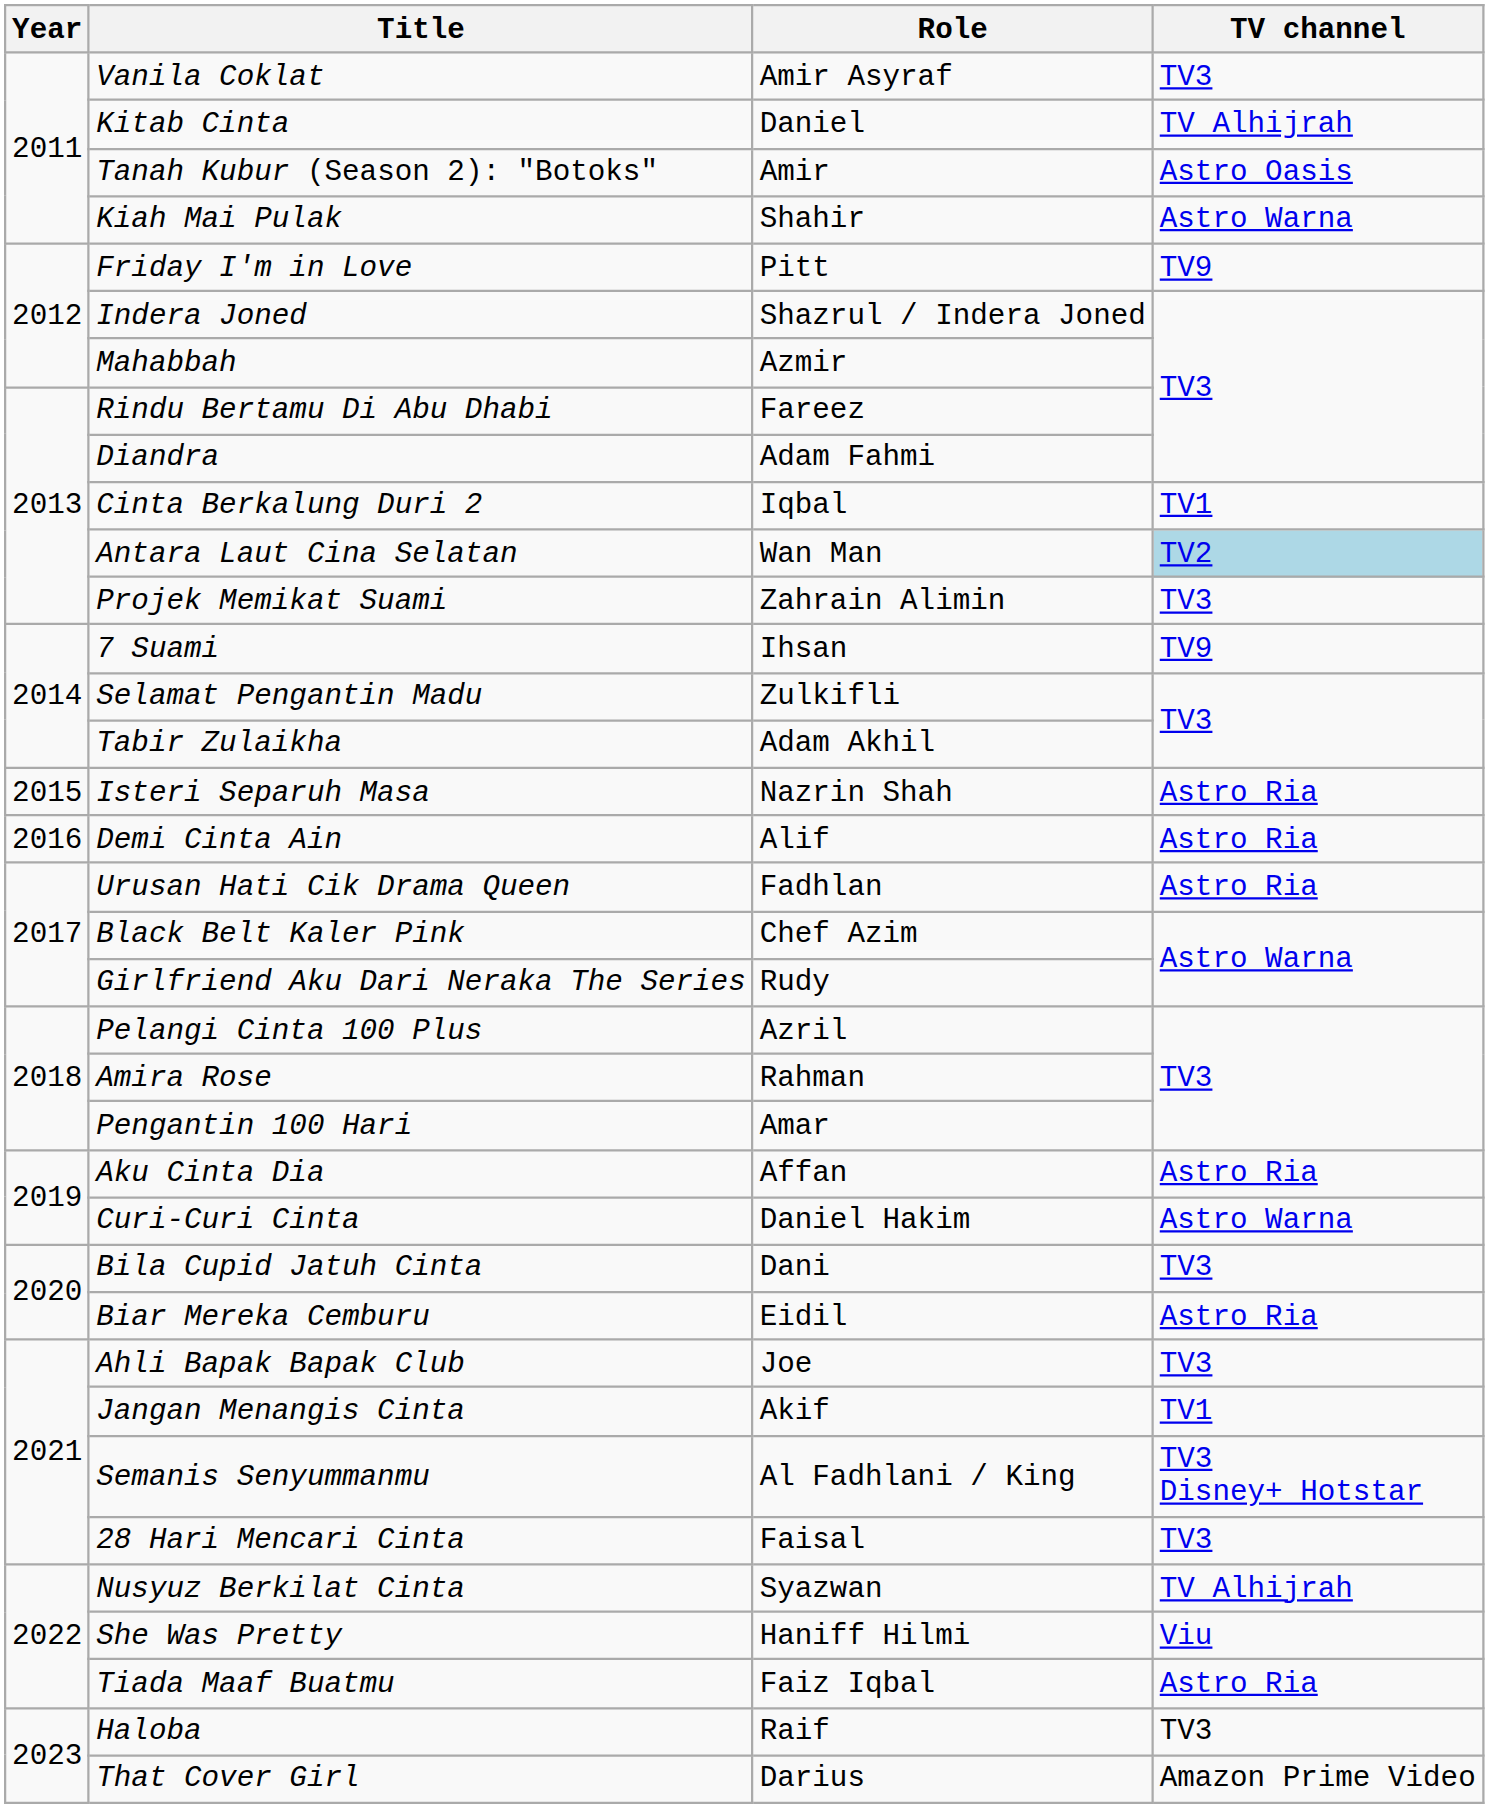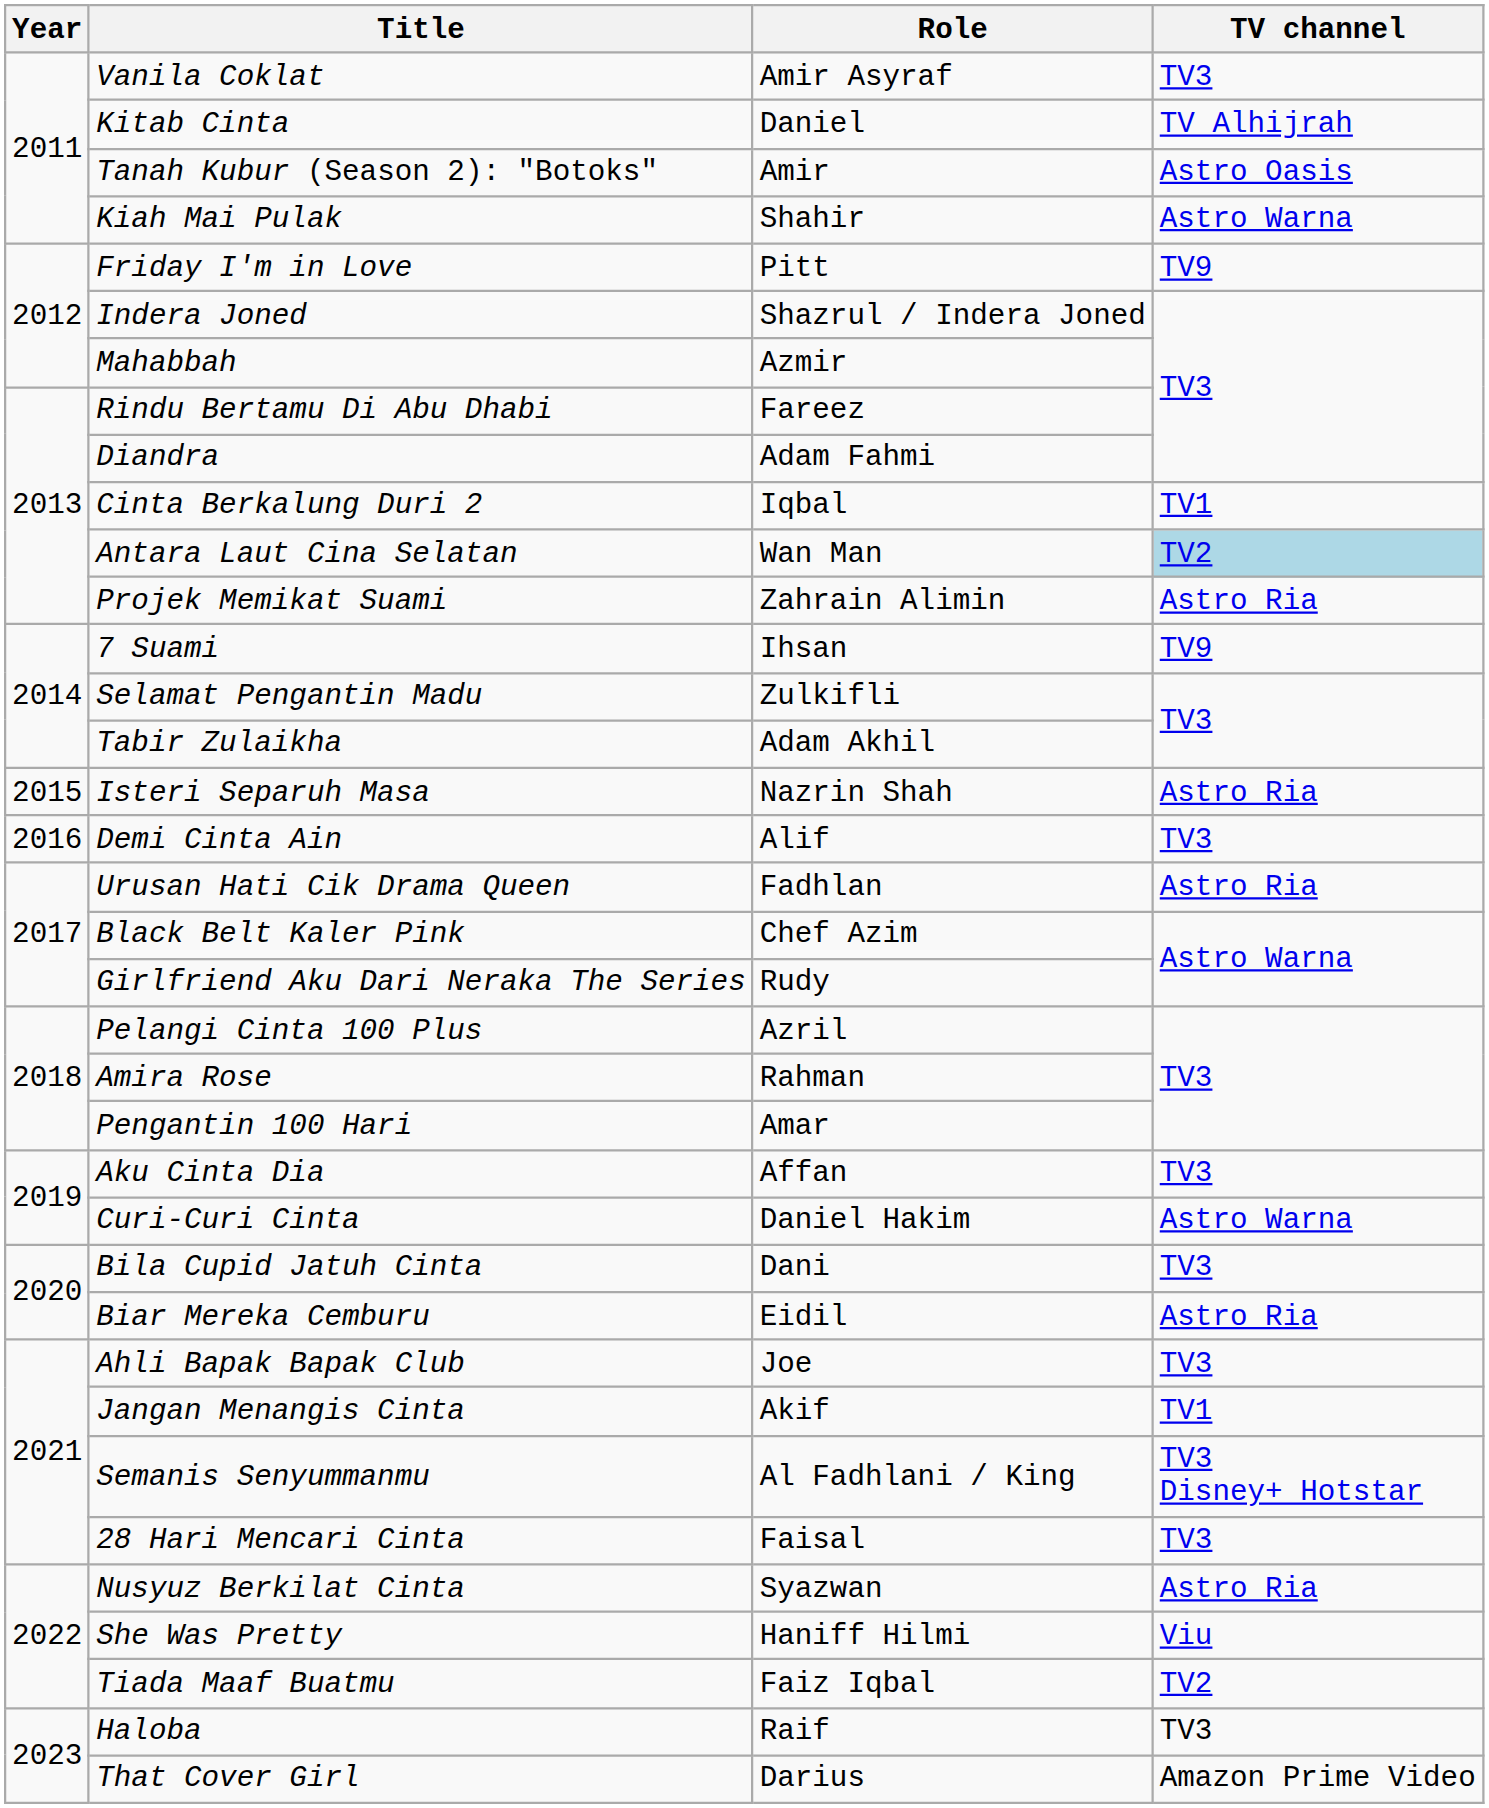(1186, 601) TV3 -> (1239, 601) Astro Ria
(1239, 839) Astro Ria -> (1186, 839) TV3
(1239, 1173) Astro Ria -> (1186, 1173) TV3
(1256, 1588) TV Alhijrah -> (1239, 1588) Astro Ria
(1239, 1684) Astro Ria -> (1186, 1684) TV2
